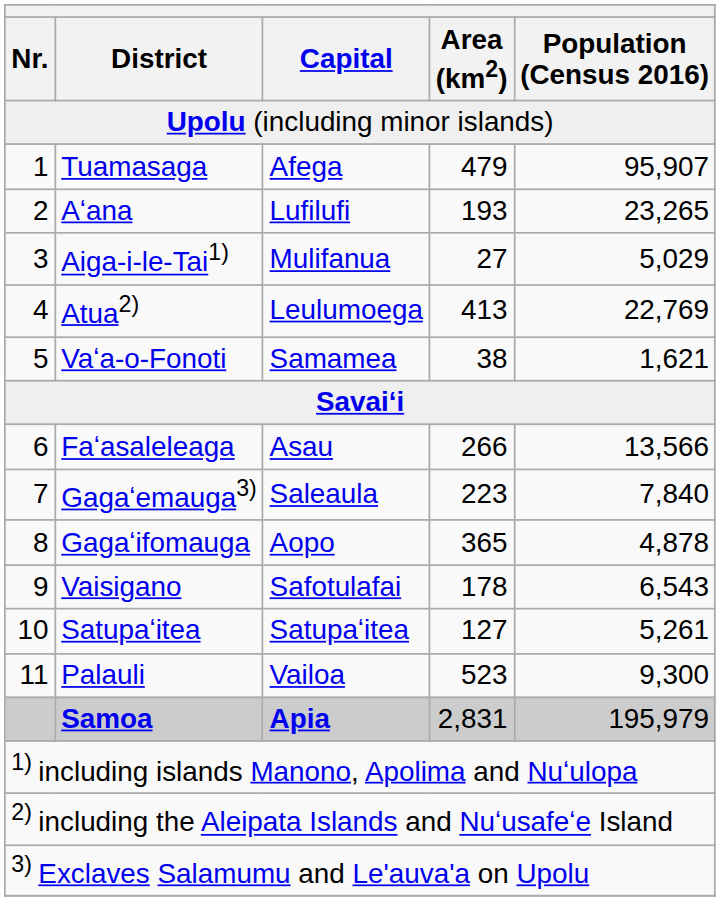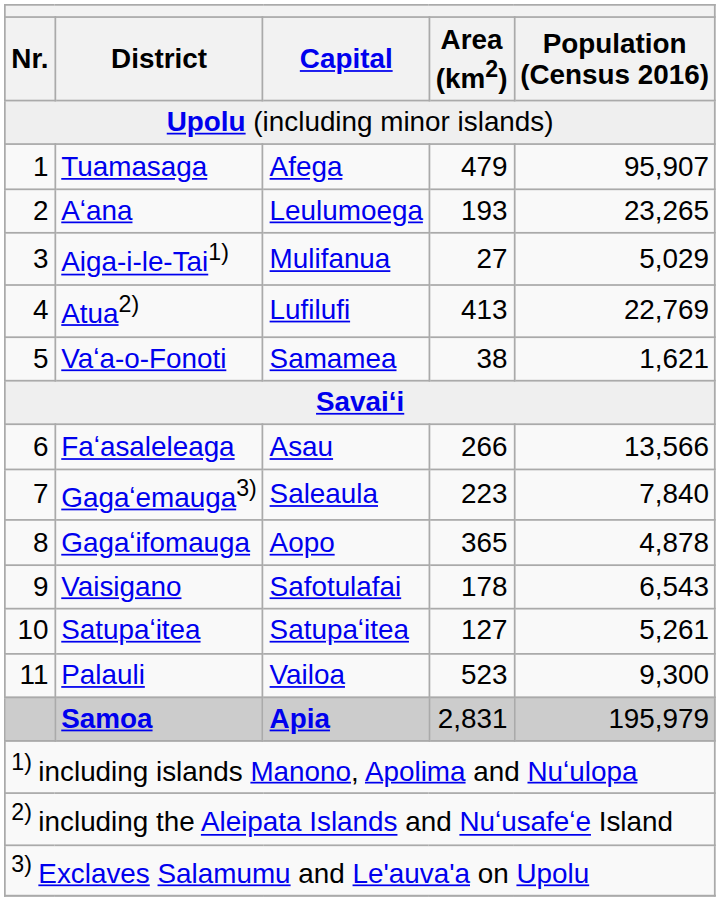(310, 210) Lufilufi -> (346, 210) Leulumoega
(346, 310) Leulumoega -> (310, 310) Lufilufi
